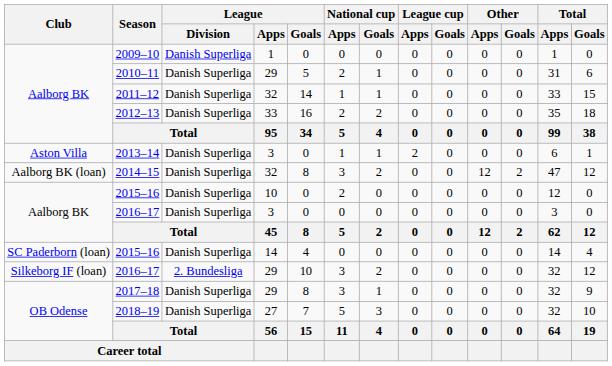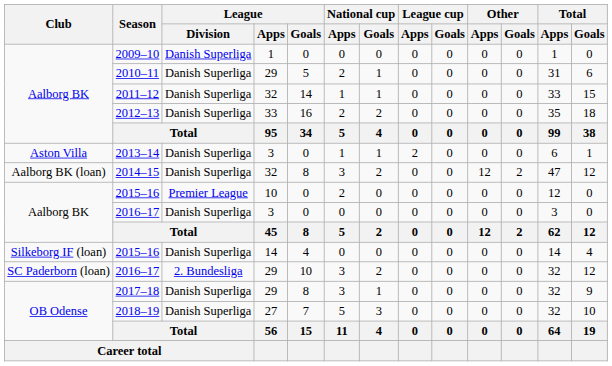(208, 192) Danish Superliga -> (208, 192) Premier League
(59, 251) SC Paderborn (loan) -> (59, 251) Silkeborg IF (loan)
(59, 271) Silkeborg IF (loan) -> (59, 271) SC Paderborn (loan)
